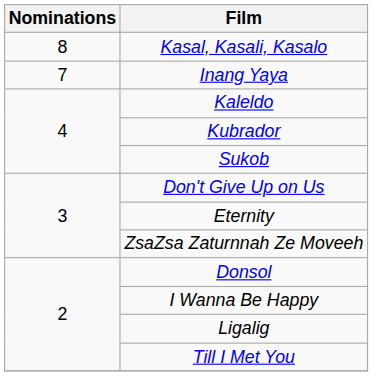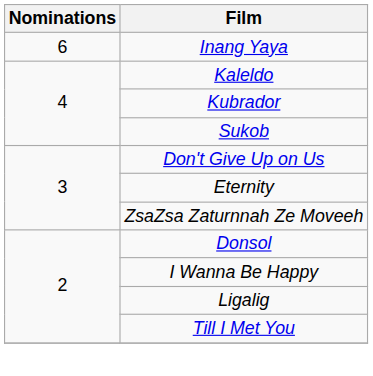- row: (244, 46)
(62, 74) 7 -> (62, 46) 6
